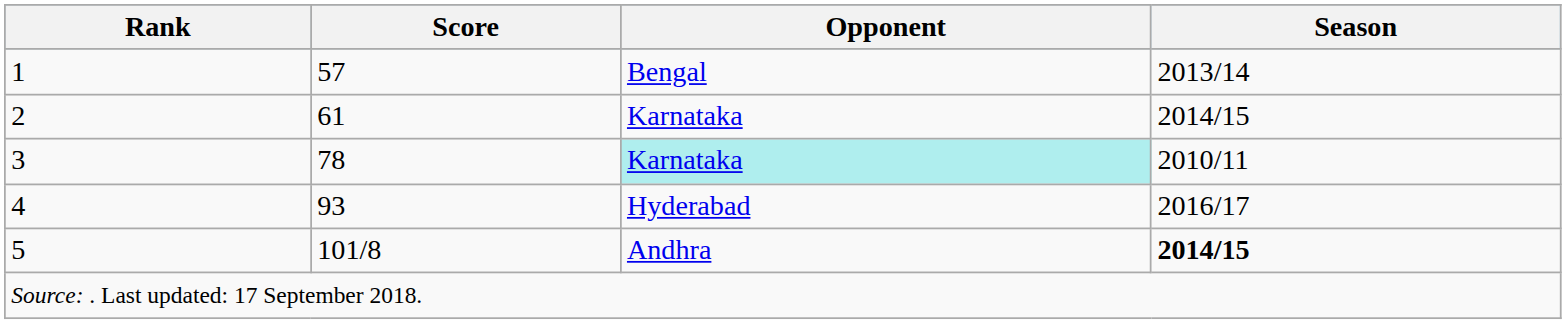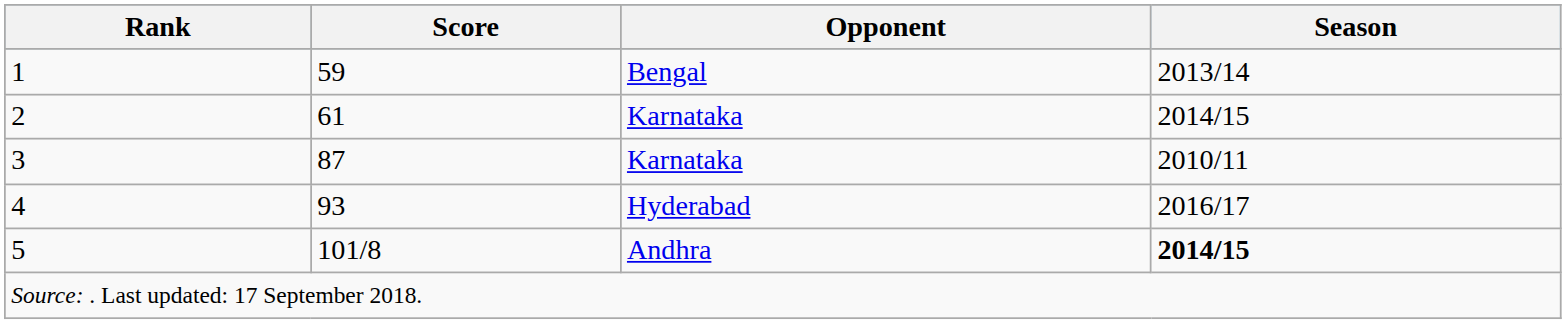(331, 71) 57 -> (331, 71) 59
(331, 160) 78 -> (331, 160) 87
(685, 160) paleturquoise background -> (685, 160) no background
